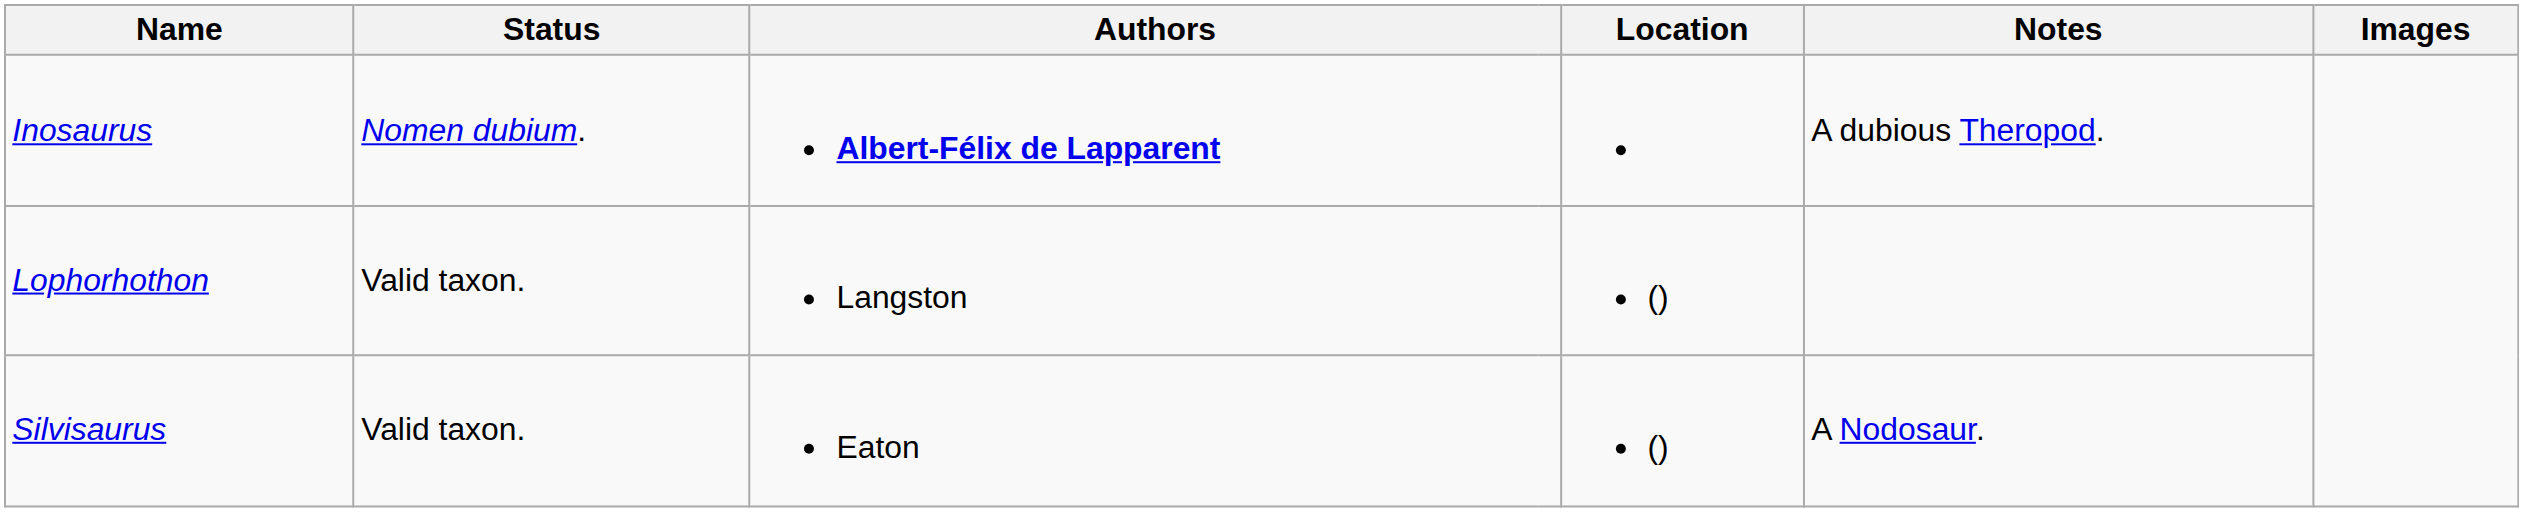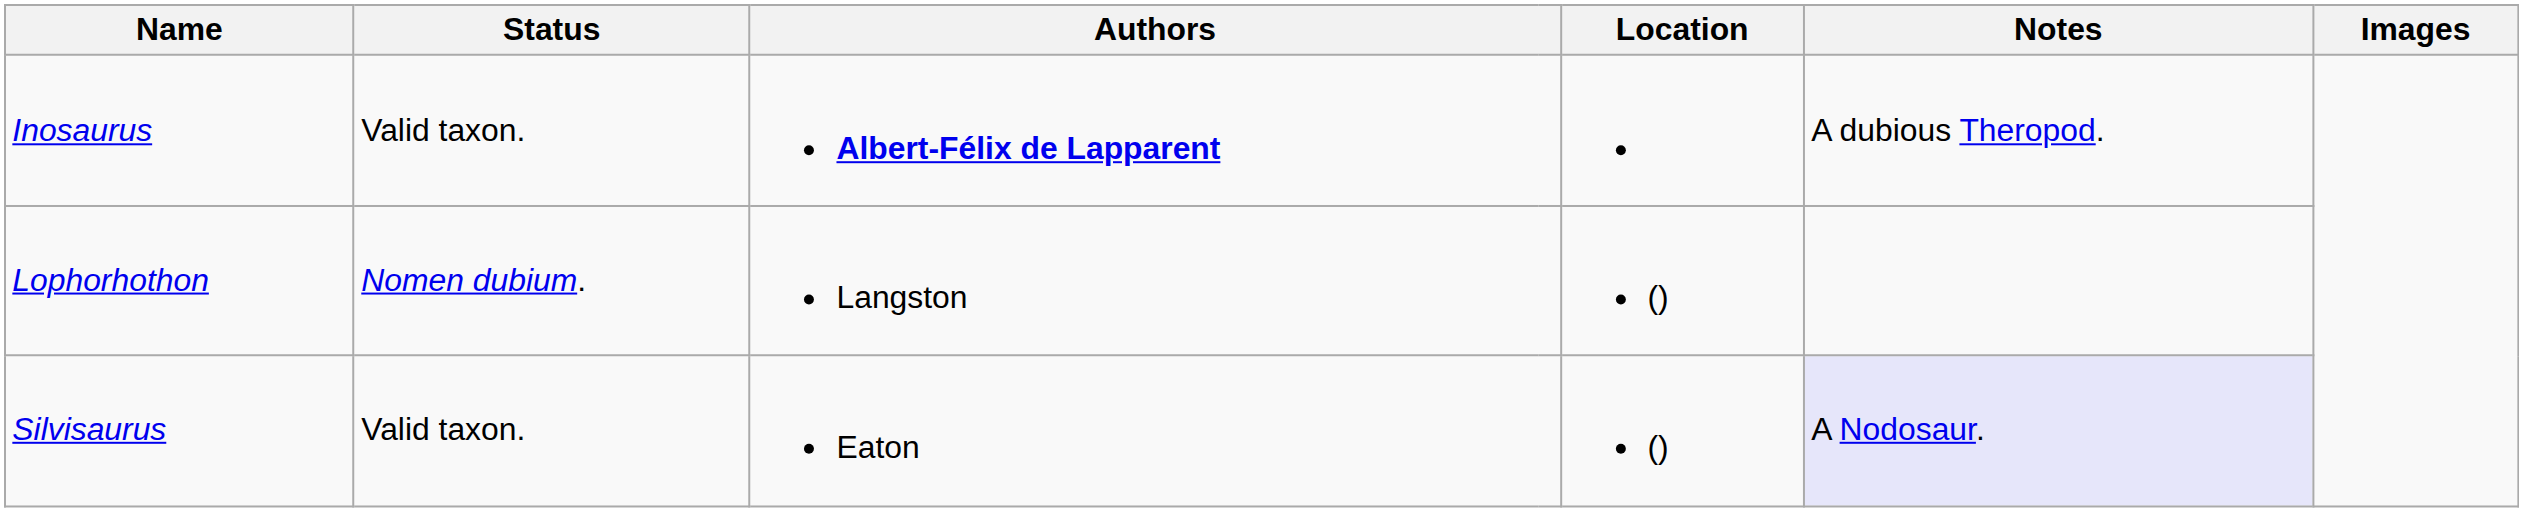(474, 129) Nomen dubium. -> (443, 129) Valid taxon.
(443, 279) Valid taxon. -> (474, 279) Nomen dubium.
(1898, 429) no background -> (1898, 429) lavender background
